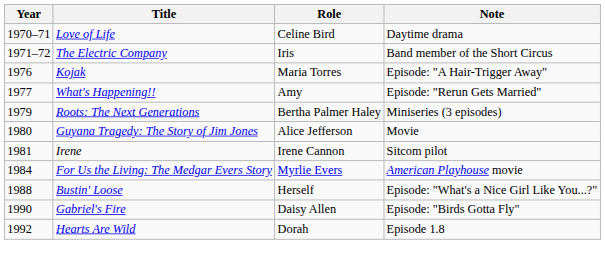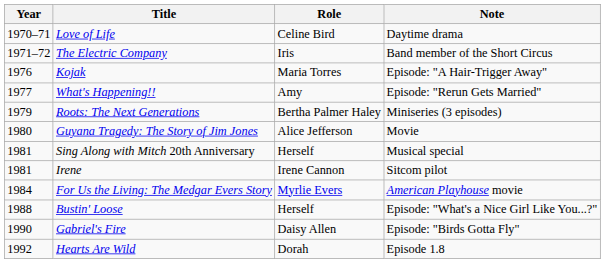+ row: (155, 151)
